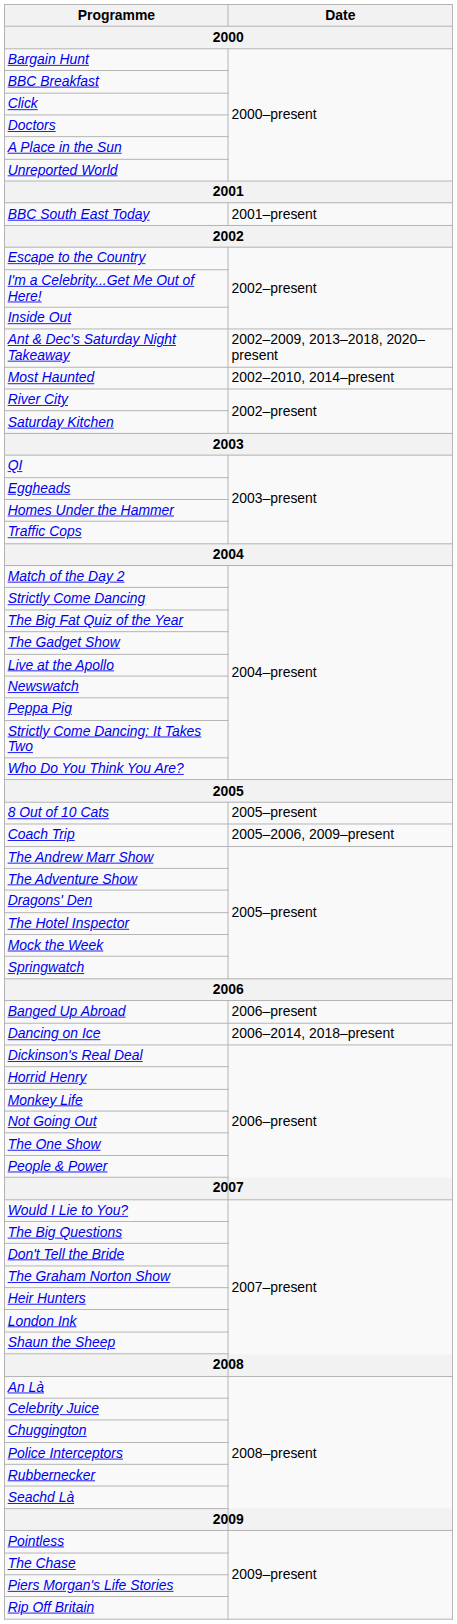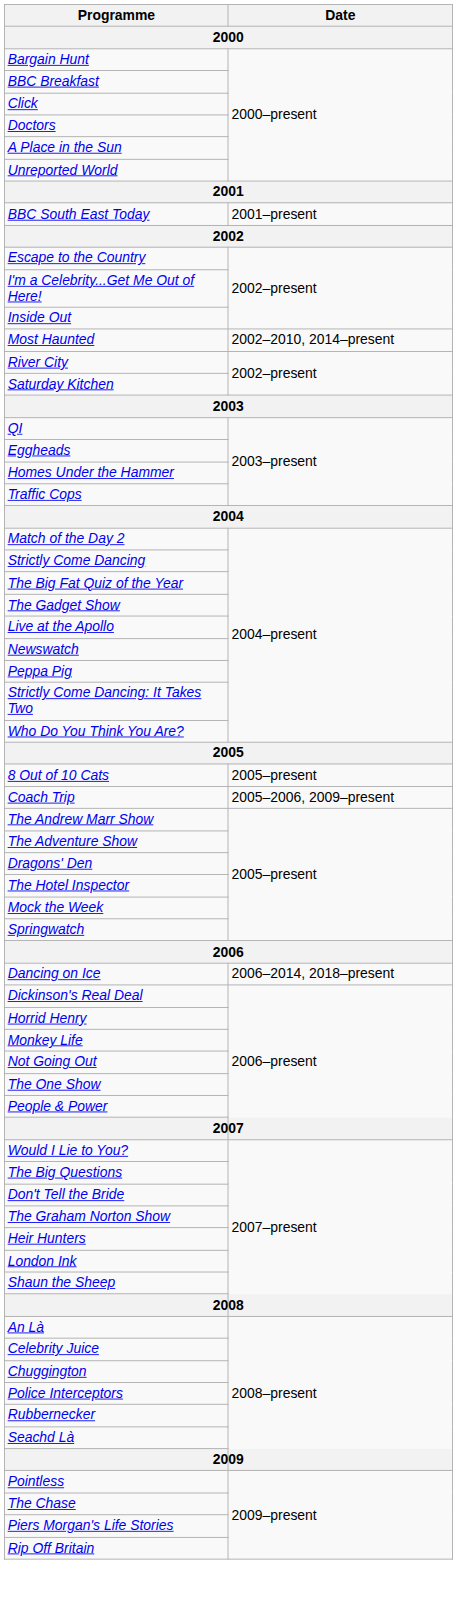- row: (92, 348)
- row: (67, 1011)
